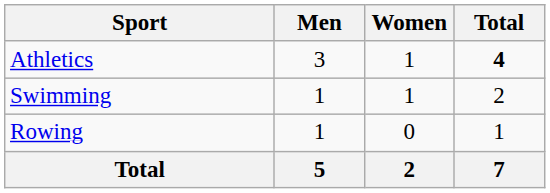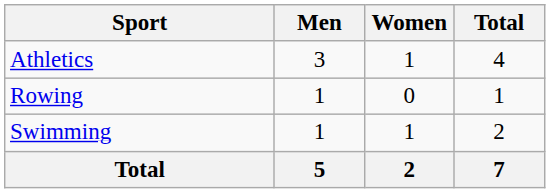(499, 59) bold -> (499, 59) normal
rows swapped: (47, 132) <-> (61, 95)
